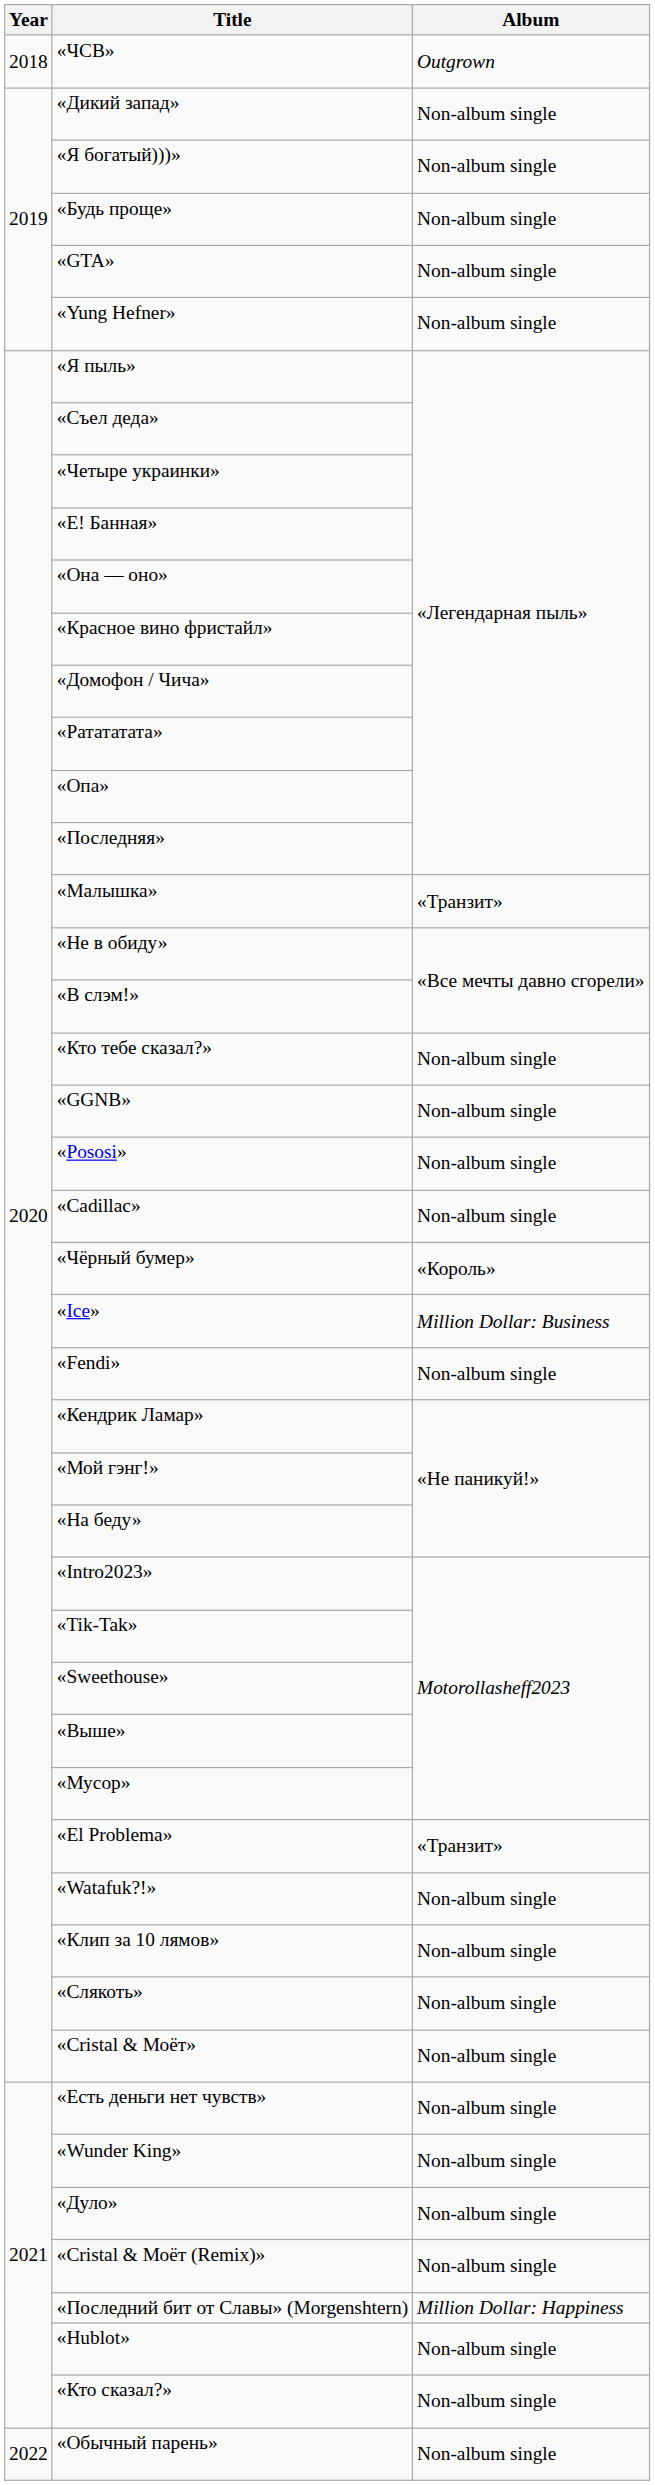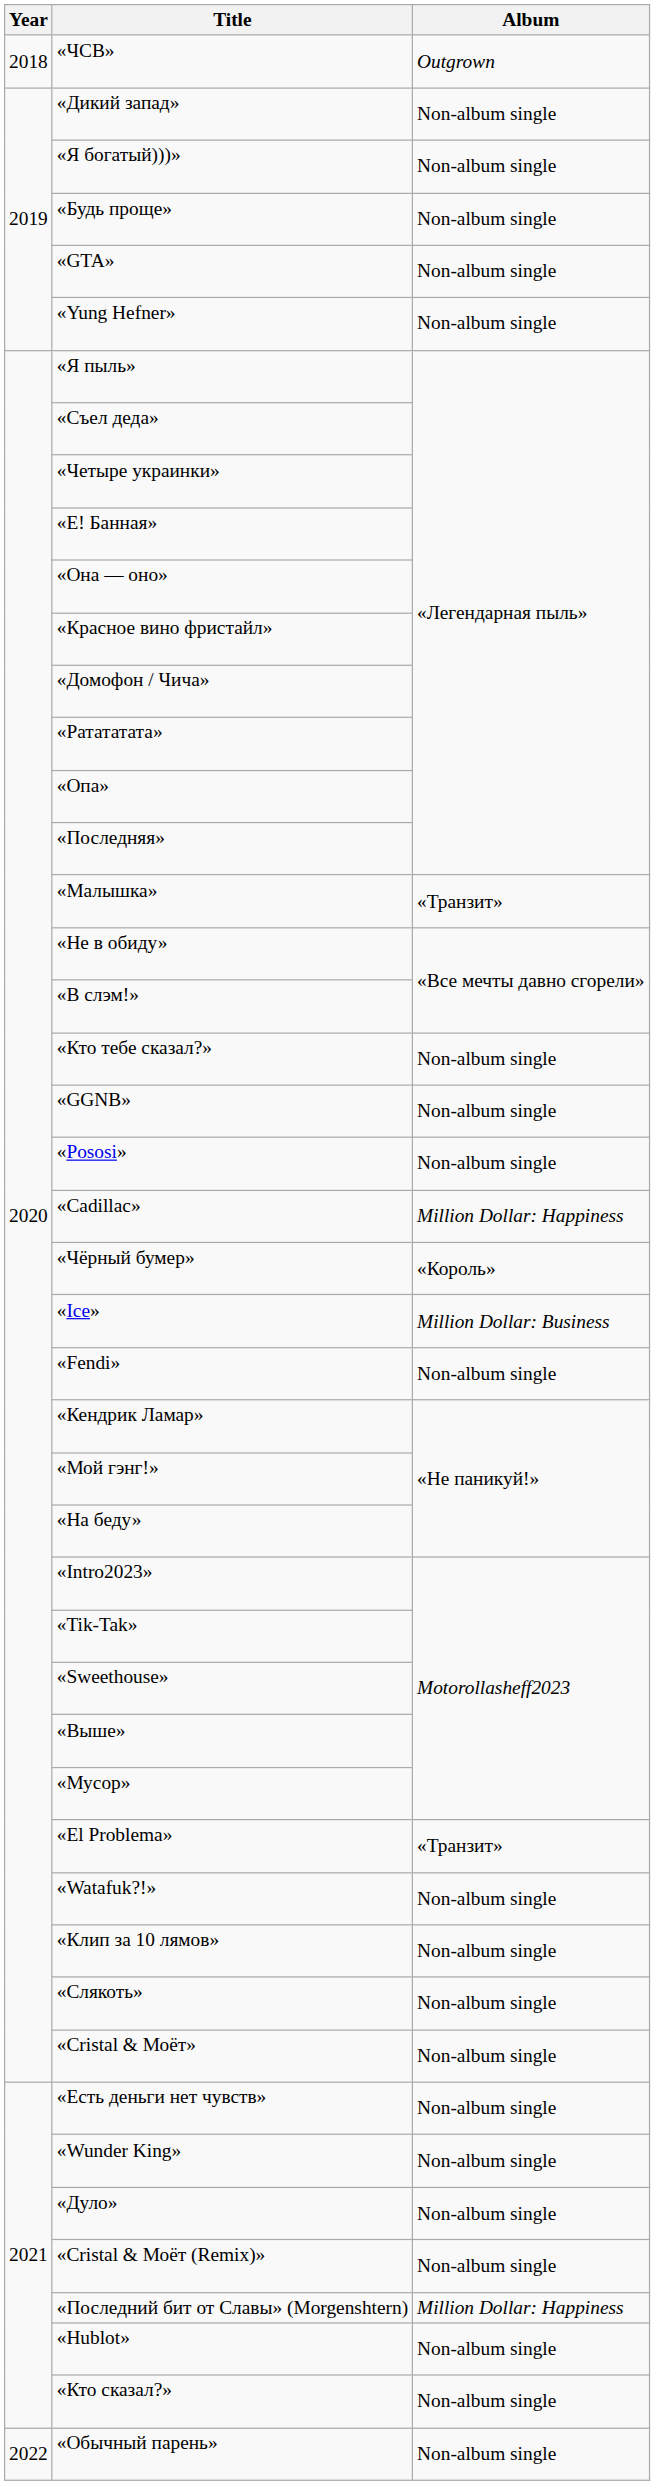(487, 1216) Non-album single -> (520, 1216) Million Dollar: Happiness
